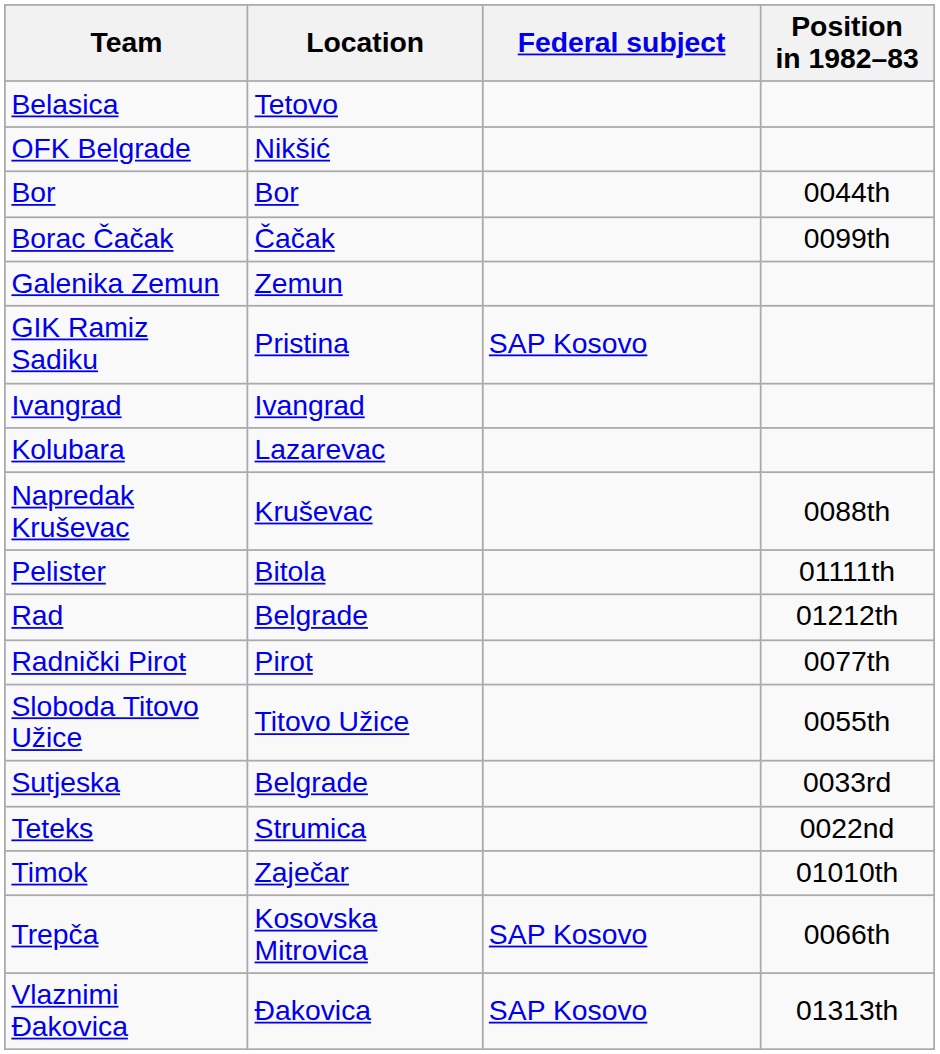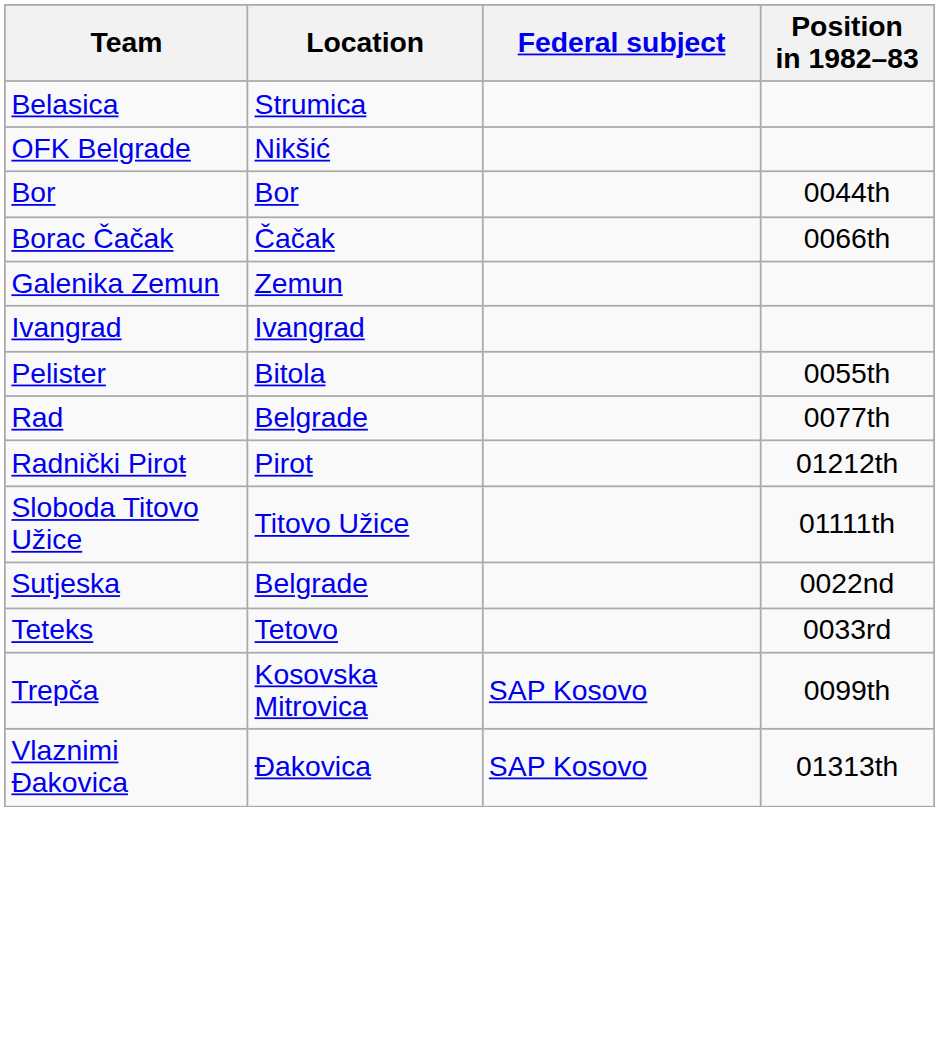(296, 103) Tetovo -> (310, 103) Strumica
(847, 238) 0099th -> (847, 238) 0066th
- row: (80, 344)
- row: (68, 449)
- row: (73, 510)
(847, 571) 01111th -> (847, 373) 0055th
(847, 616) 01212th -> (847, 418) 0077th
(847, 661) 0077th -> (847, 463) 01212th
(847, 722) 0055th -> (847, 523) 01111th
(847, 783) 0033rd -> (847, 584) 0022nd
(310, 828) Strumica -> (296, 629) Tetovo
(847, 828) 0022nd -> (847, 629) 0033rd
- row: (49, 873)
(847, 933) 0066th -> (847, 690) 0099th
